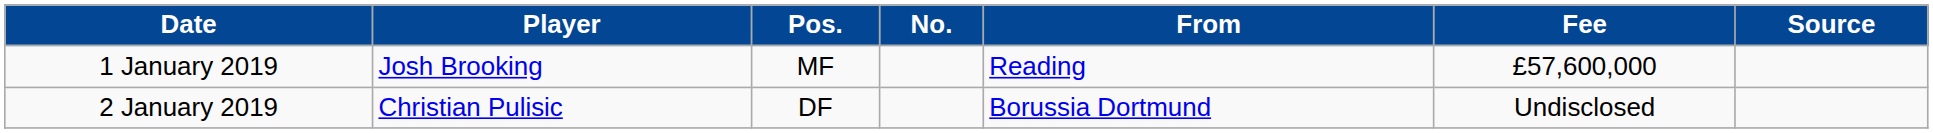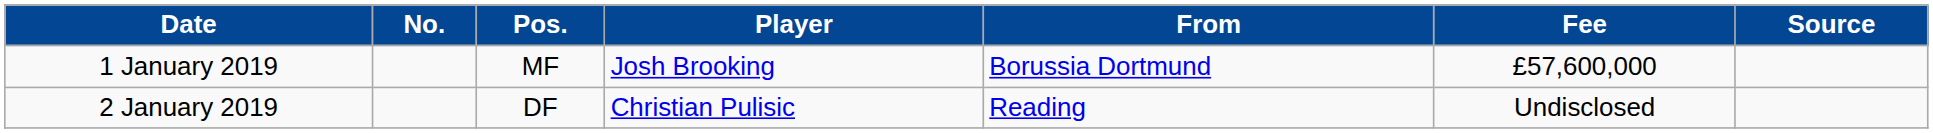columns swapped: (931, 25) <-> (562, 25)
(1038, 66) Reading -> (1100, 66) Borussia Dortmund
(1100, 107) Borussia Dortmund -> (1038, 107) Reading
